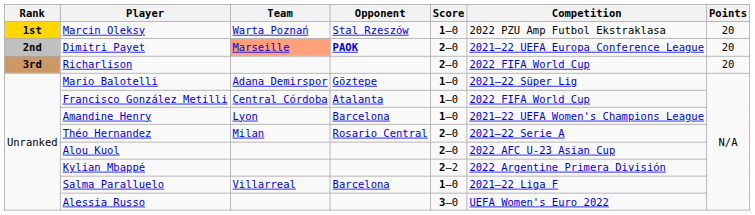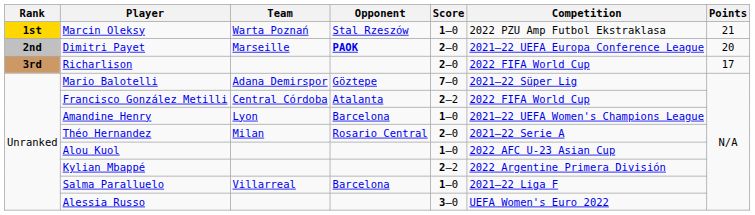(728, 30) 20 -> (728, 30) 21
(261, 47) lightsalmon background -> (261, 47) no background
(728, 64) 20 -> (728, 64) 17
(449, 82) 1–0 -> (449, 82) 7–0
(449, 99) 1–0 -> (449, 99) 2–2
(449, 150) 2–0 -> (449, 150) 1–0
